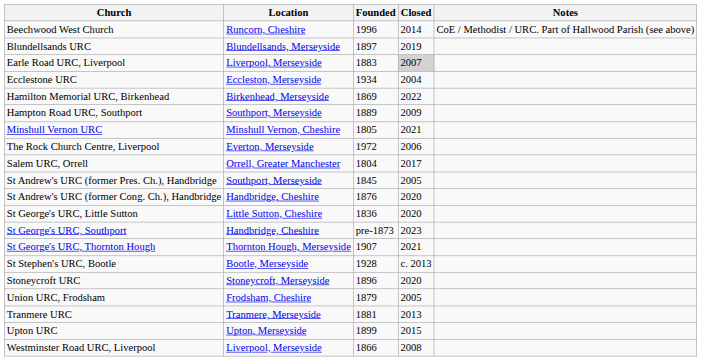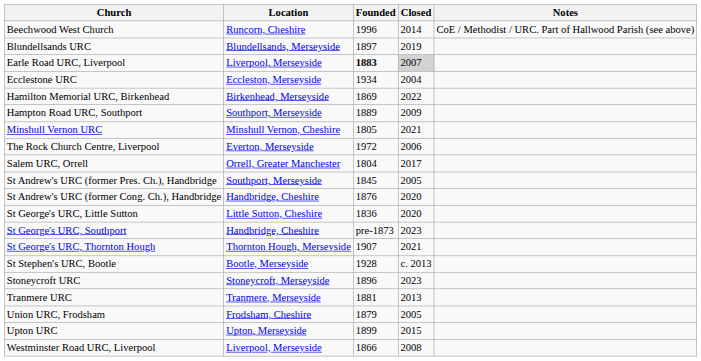(366, 63) normal -> (366, 63) bold
(411, 280) 2020 -> (411, 280) 2023
rows swapped: (39, 314) <-> (56, 297)
